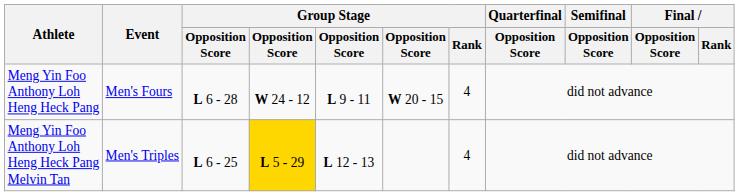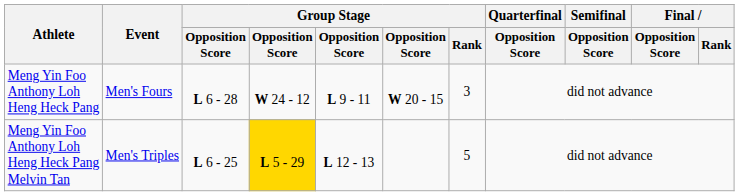(467, 91) 4 -> (467, 91) 3
(467, 155) 4 -> (467, 155) 5
